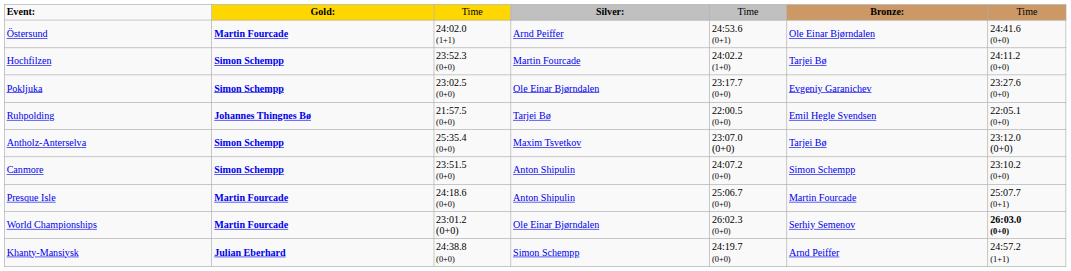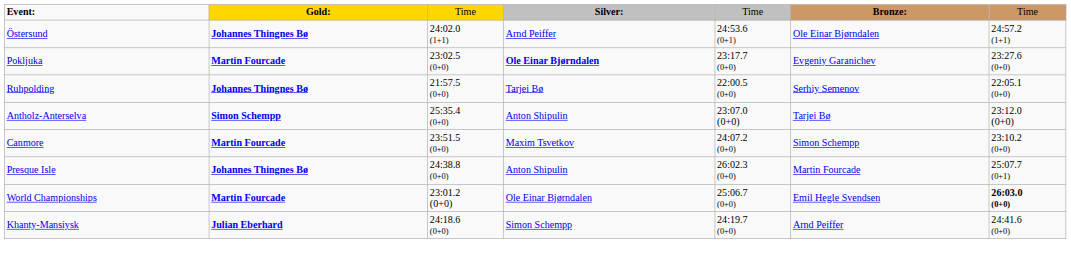(251, 34) Martin Fourcade -> (260, 34) Johannes Thingnes Bø
(1005, 34) 24:41.6 (0+0) -> (1007, 34) 24:57.2 (1+1)
- row: (29, 61)
(249, 88) Simon Schempp -> (248, 61) Martin Fourcade
(556, 88) normal -> (552, 61) bold
(833, 116) Emil Hegle Svendsen -> (826, 88) Serhiy Semenov
(547, 143) Maxim Tsvetkov -> (537, 116) Anton Shipulin
(249, 170) Simon Schempp -> (248, 143) Martin Fourcade
(544, 170) Anton Shipulin -> (540, 143) Maxim Tsvetkov
(251, 198) Martin Fourcade -> (260, 170) Johannes Thingnes Bø
(451, 198) 24:18.6 (0+0) -> (445, 170) 24:38.8 (0+0)
(727, 198) 25:06.7 (0+0) -> (732, 170) 26:02.3 (0+0)
(727, 225) 26:02.3 (0+0) -> (732, 198) 25:06.7 (0+0)
(822, 225) Serhiy Semenov -> (837, 198) Emil Hegle Svendsen
(451, 252) 24:38.8 (0+0) -> (445, 225) 24:18.6 (0+0)
(1005, 252) 24:57.2 (1+1) -> (1007, 225) 24:41.6 (0+0)
